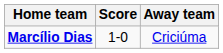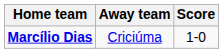columns swapped: (118, 15) <-> (179, 15)
